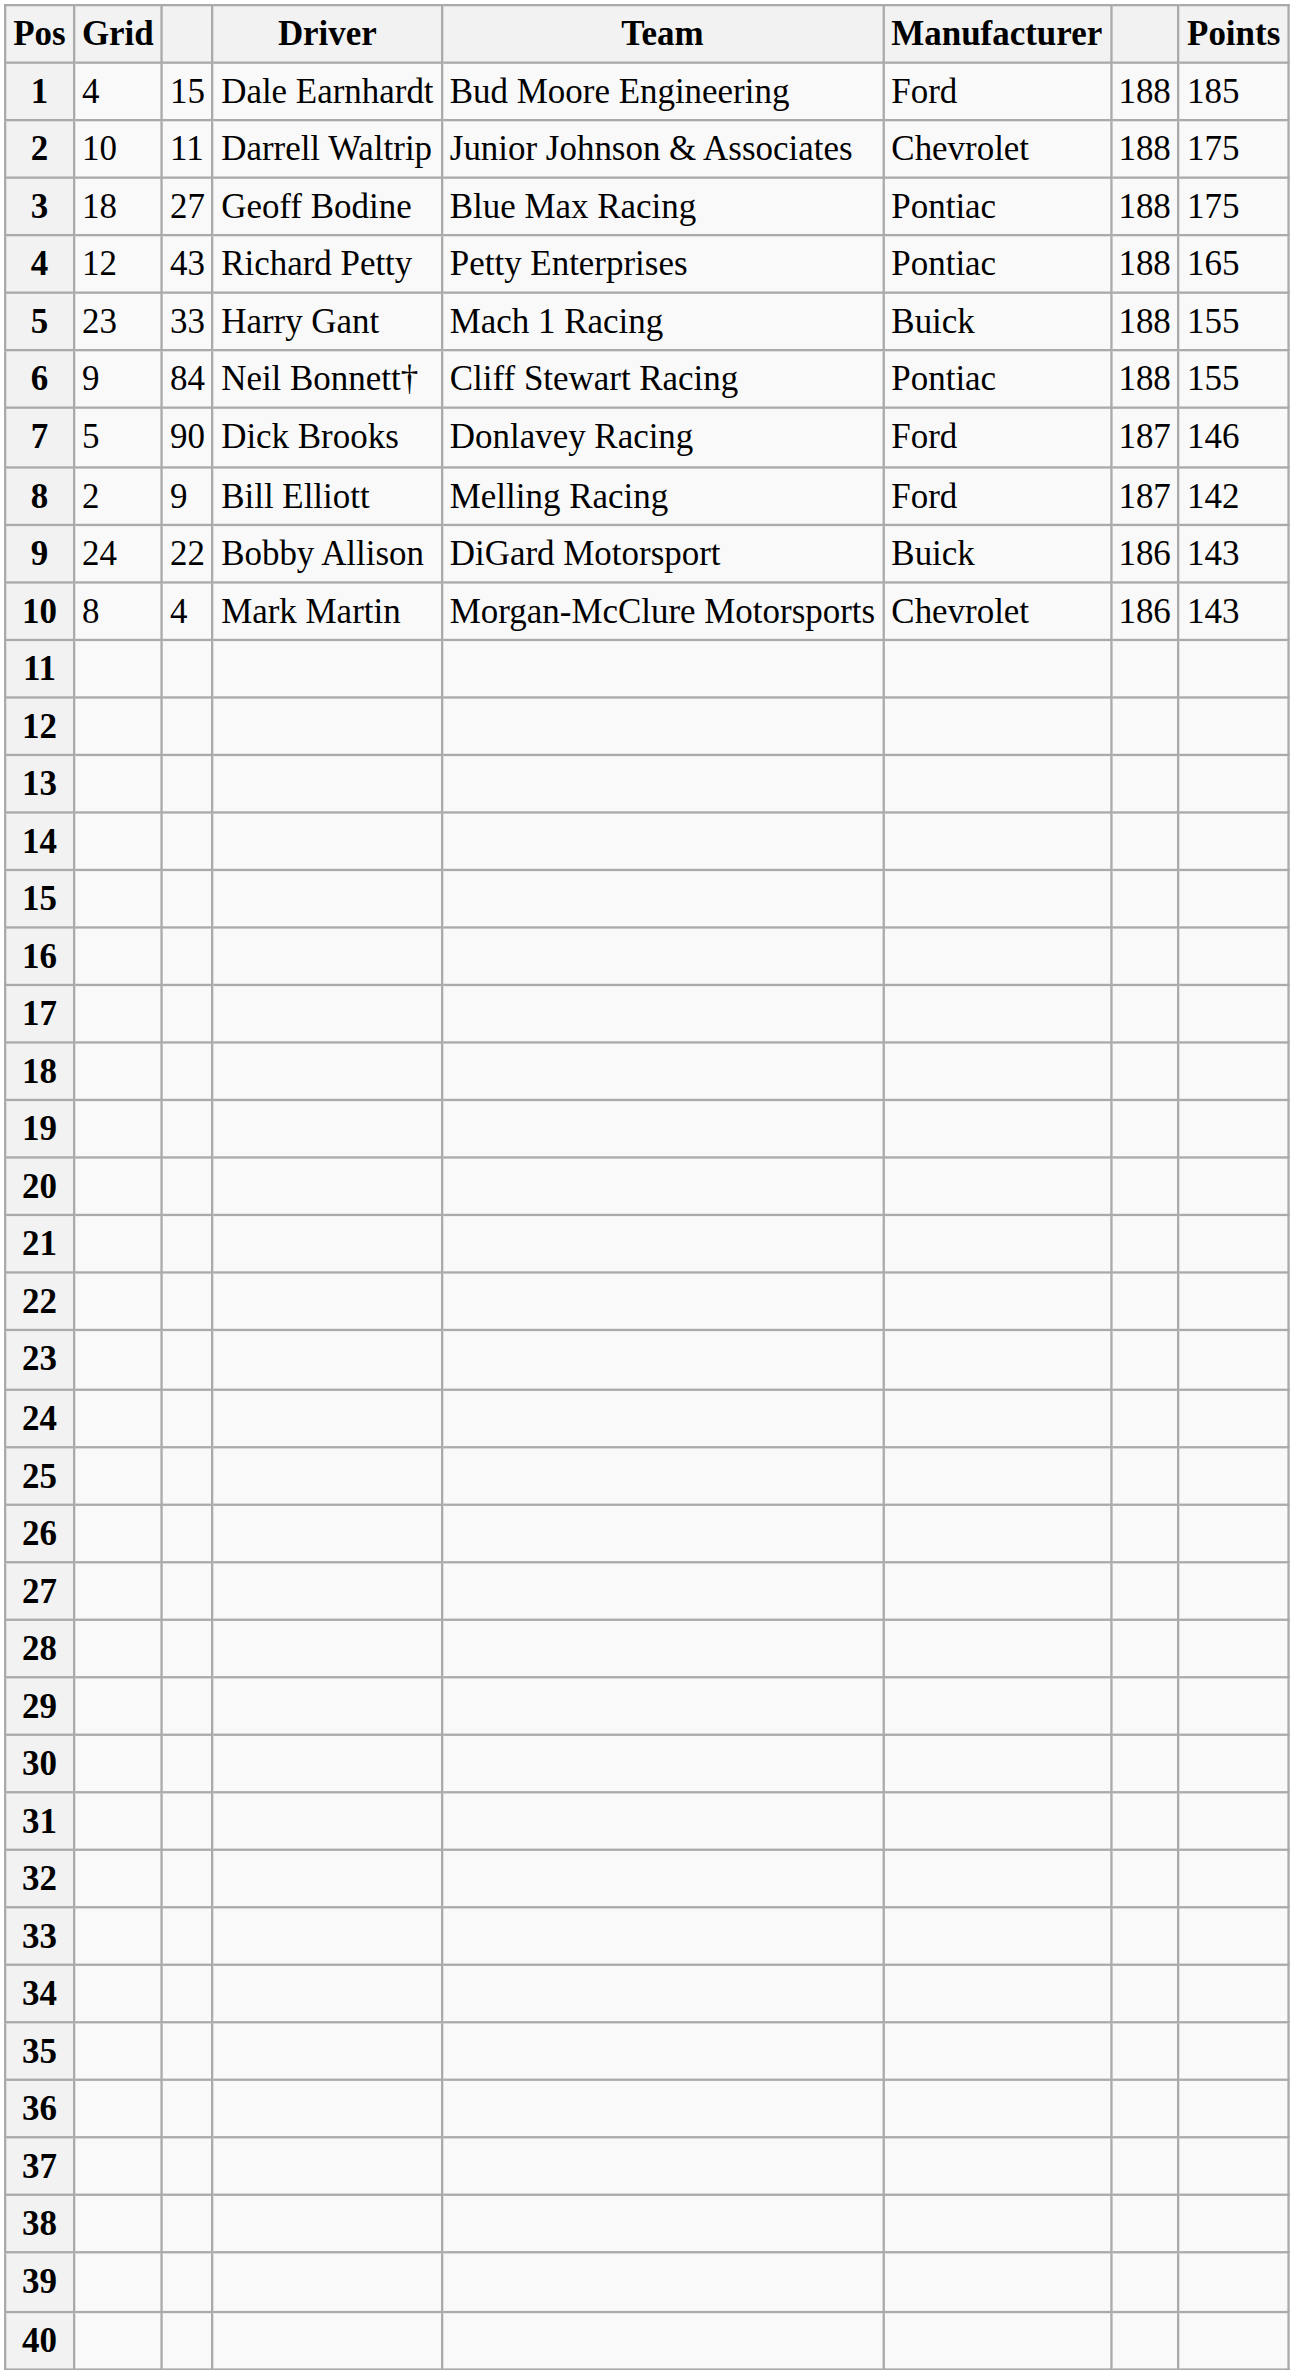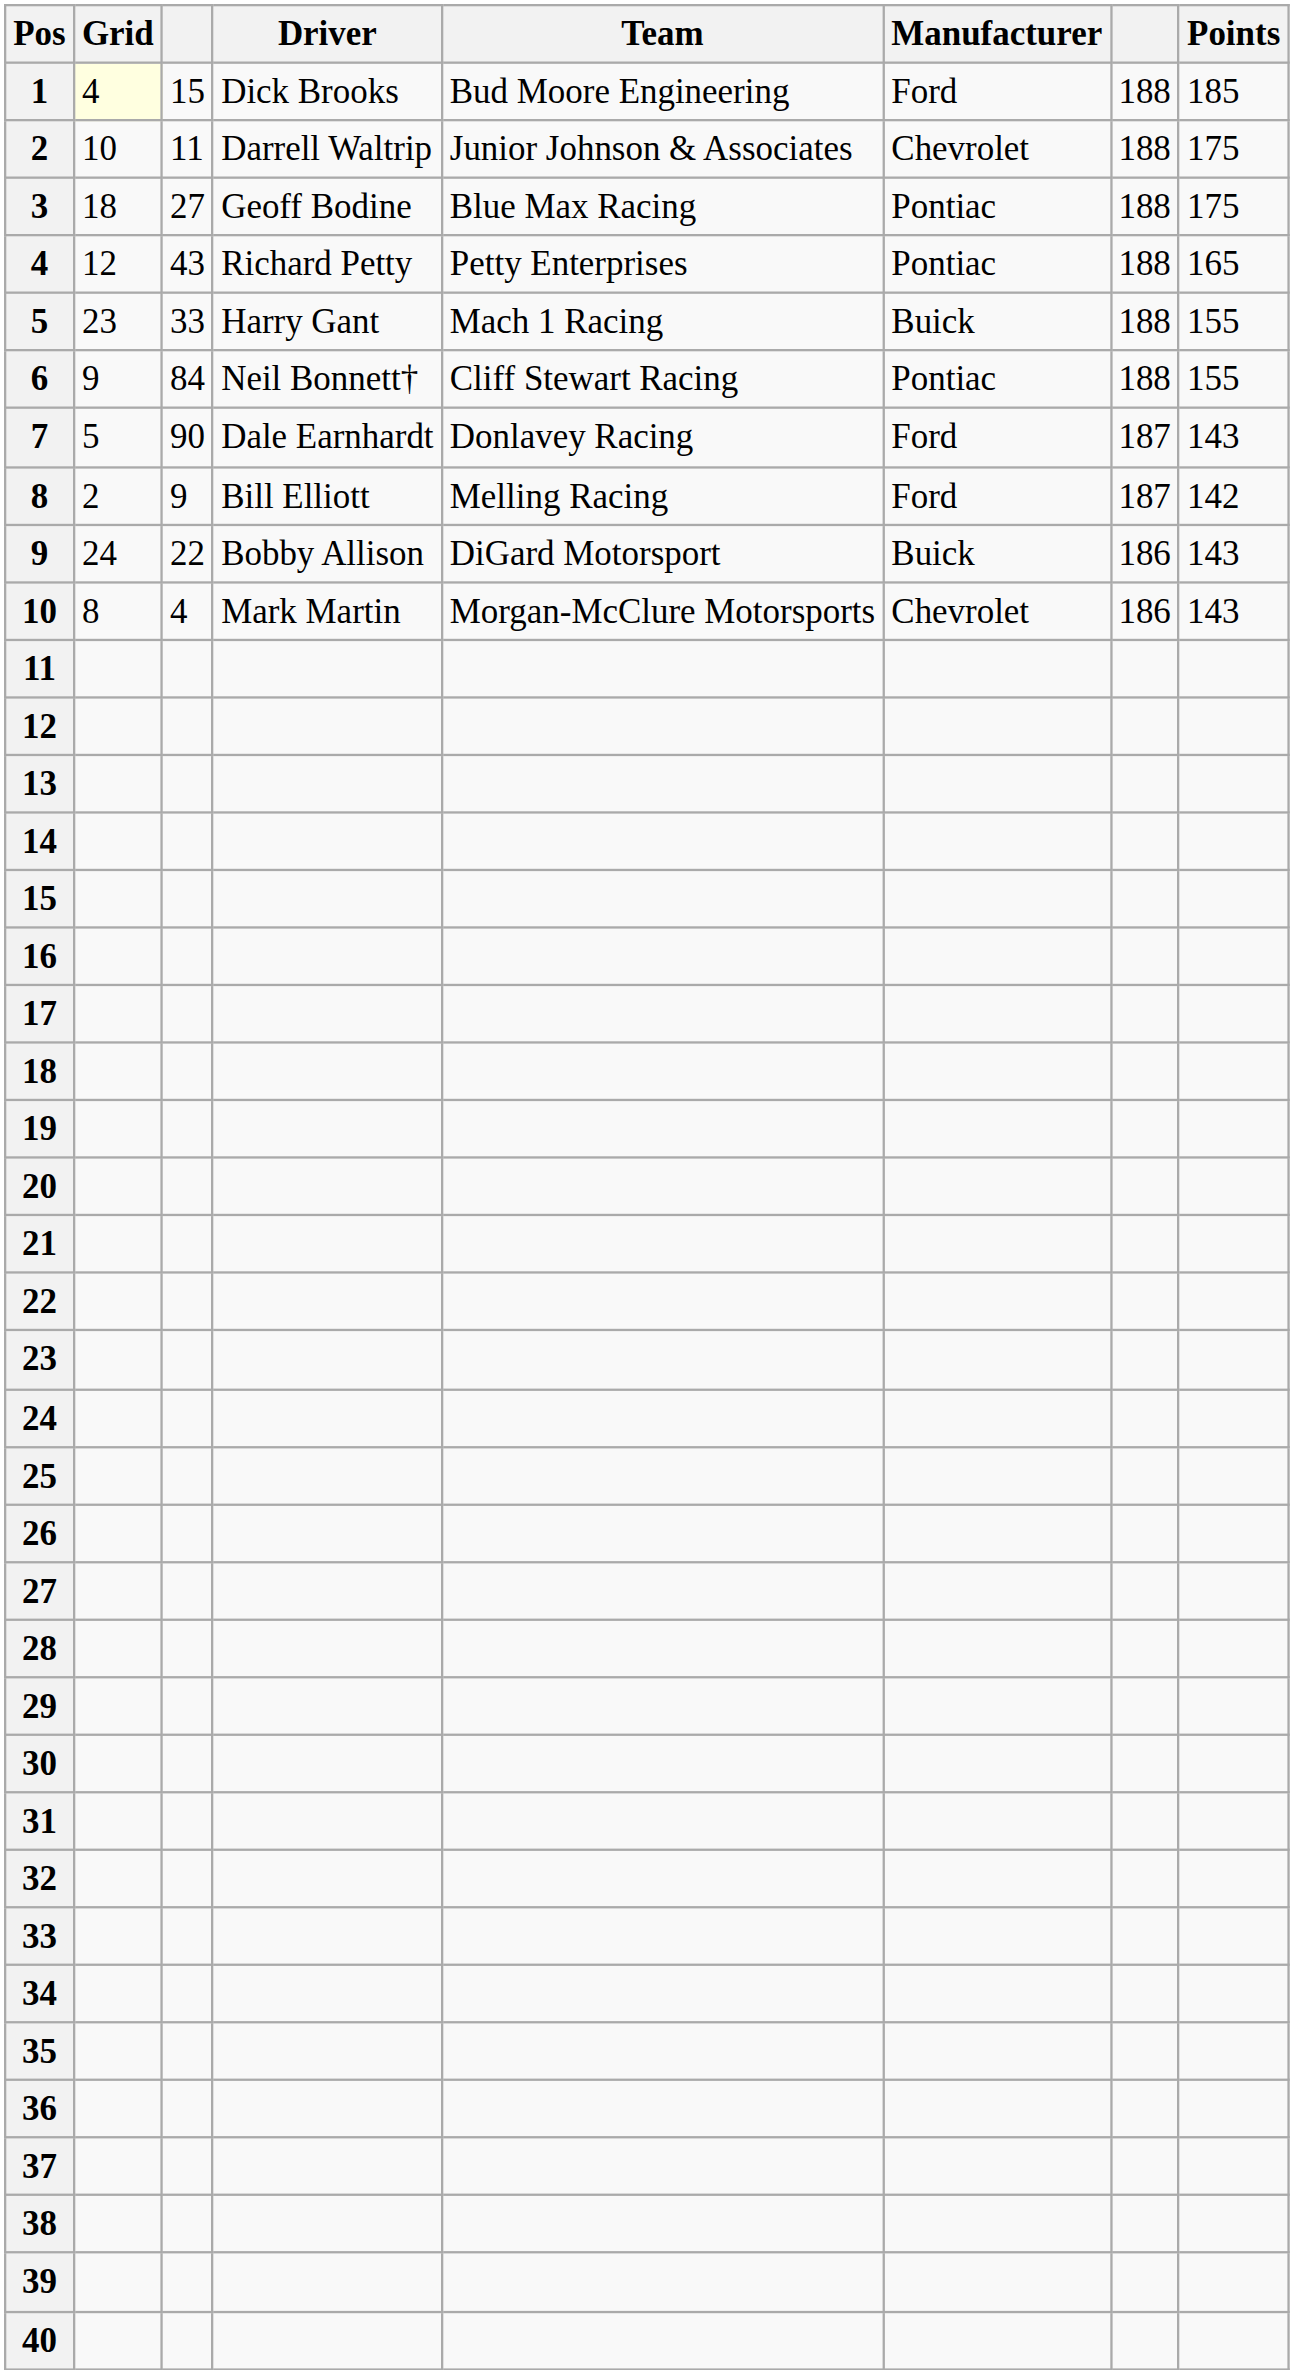(91, 91) no background -> (91, 91) lightyellow background
(327, 91) Dale Earnhardt -> (310, 91) Dick Brooks
(310, 437) Dick Brooks -> (327, 437) Dale Earnhardt
(1213, 437) 146 -> (1213, 437) 143
